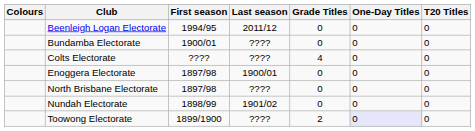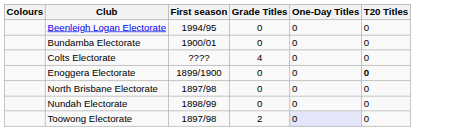- column: (260, 12)
(199, 73) 1897/98 -> (199, 73) 1899/1900
(427, 73) normal -> (367, 73) bold
(199, 119) 1899/1900 -> (199, 119) 1897/98
